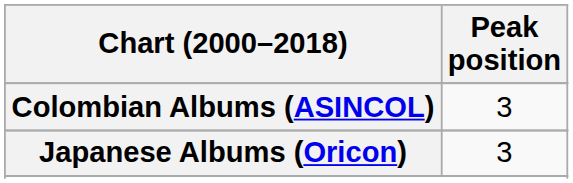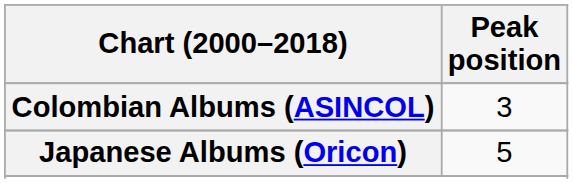(504, 152) 3 -> (504, 152) 5
